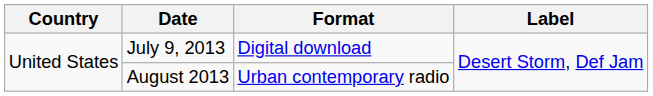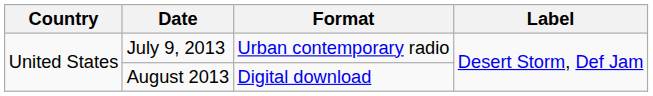(304, 47) Digital download -> (343, 47) Urban contemporary radio
(343, 76) Urban contemporary radio -> (304, 76) Digital download
